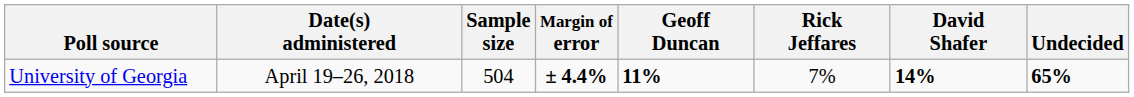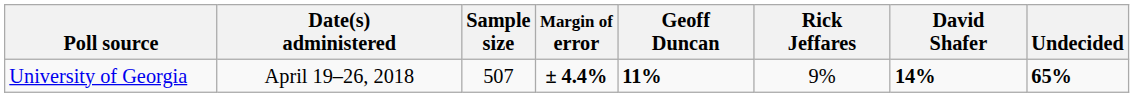(498, 75) 504 -> (498, 75) 507
(822, 75) 7% -> (822, 75) 9%
